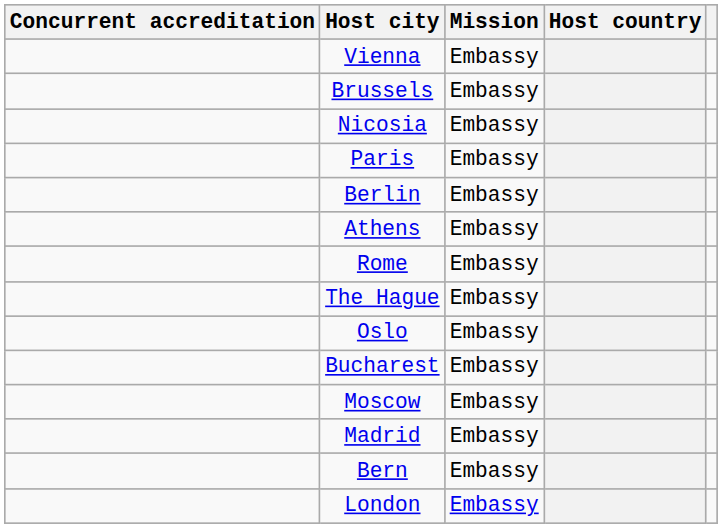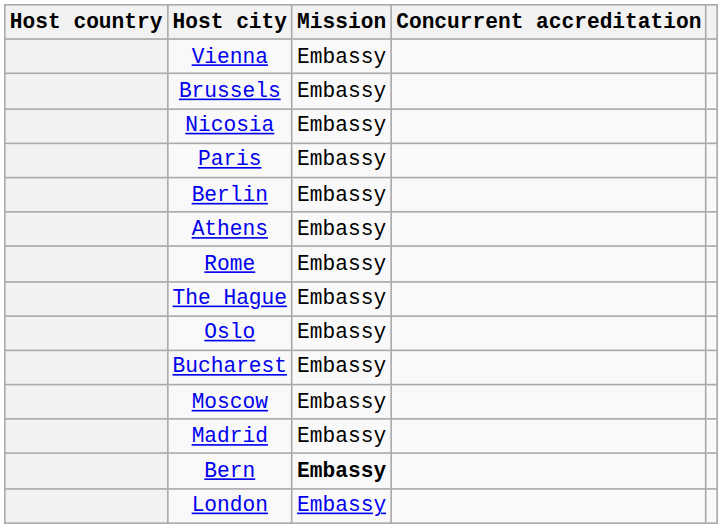columns swapped: (625, 22) <-> (162, 22)
(494, 471) normal -> (342, 471) bold
